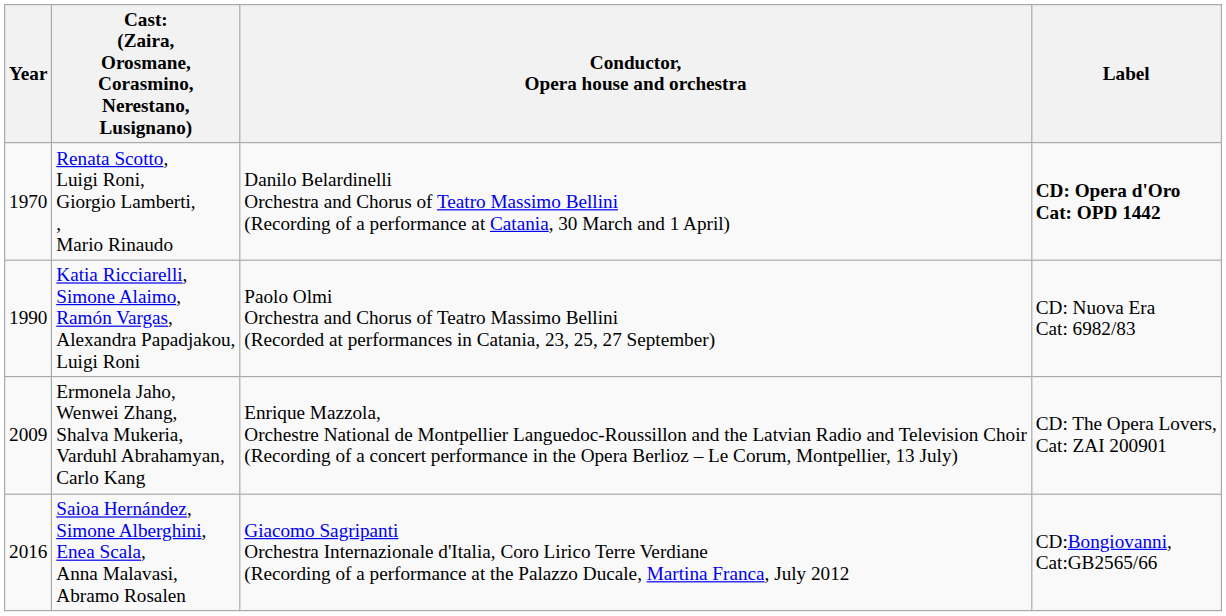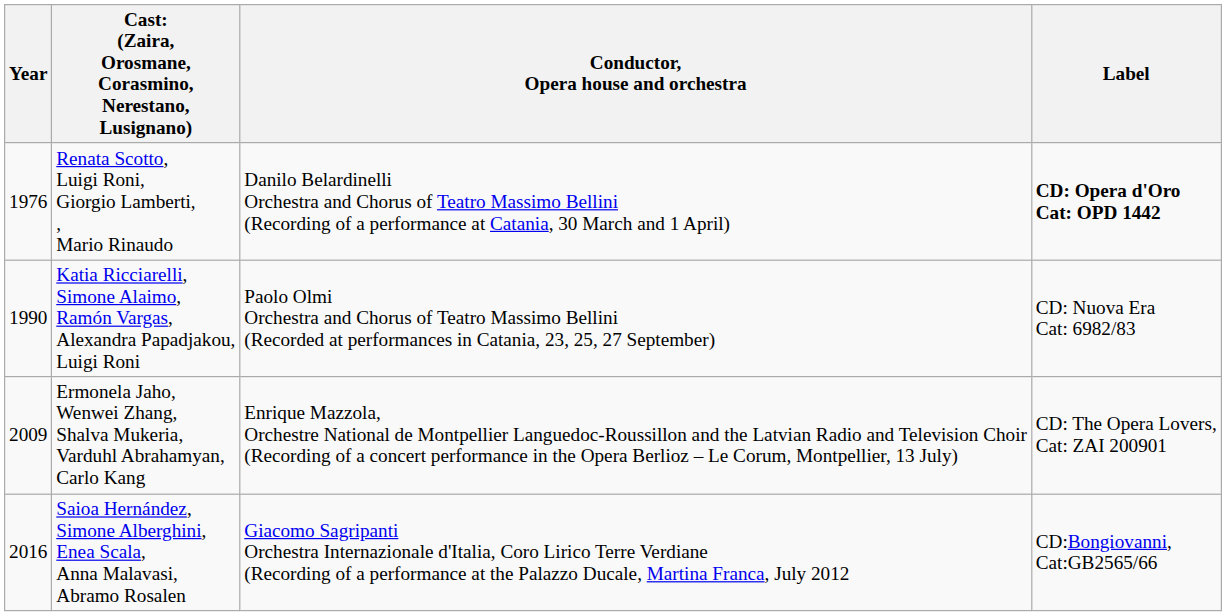(28, 201) 1970 -> (28, 201) 1976
